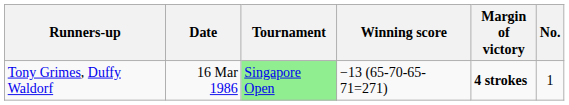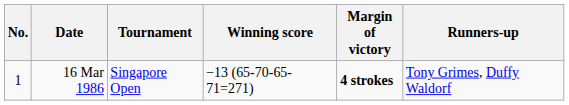columns swapped: (550, 32) <-> (85, 32)
(273, 80) lightgreen background -> (139, 80) no background
